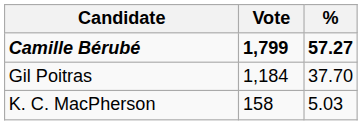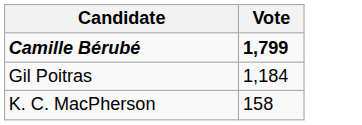- column: (331, 18)
